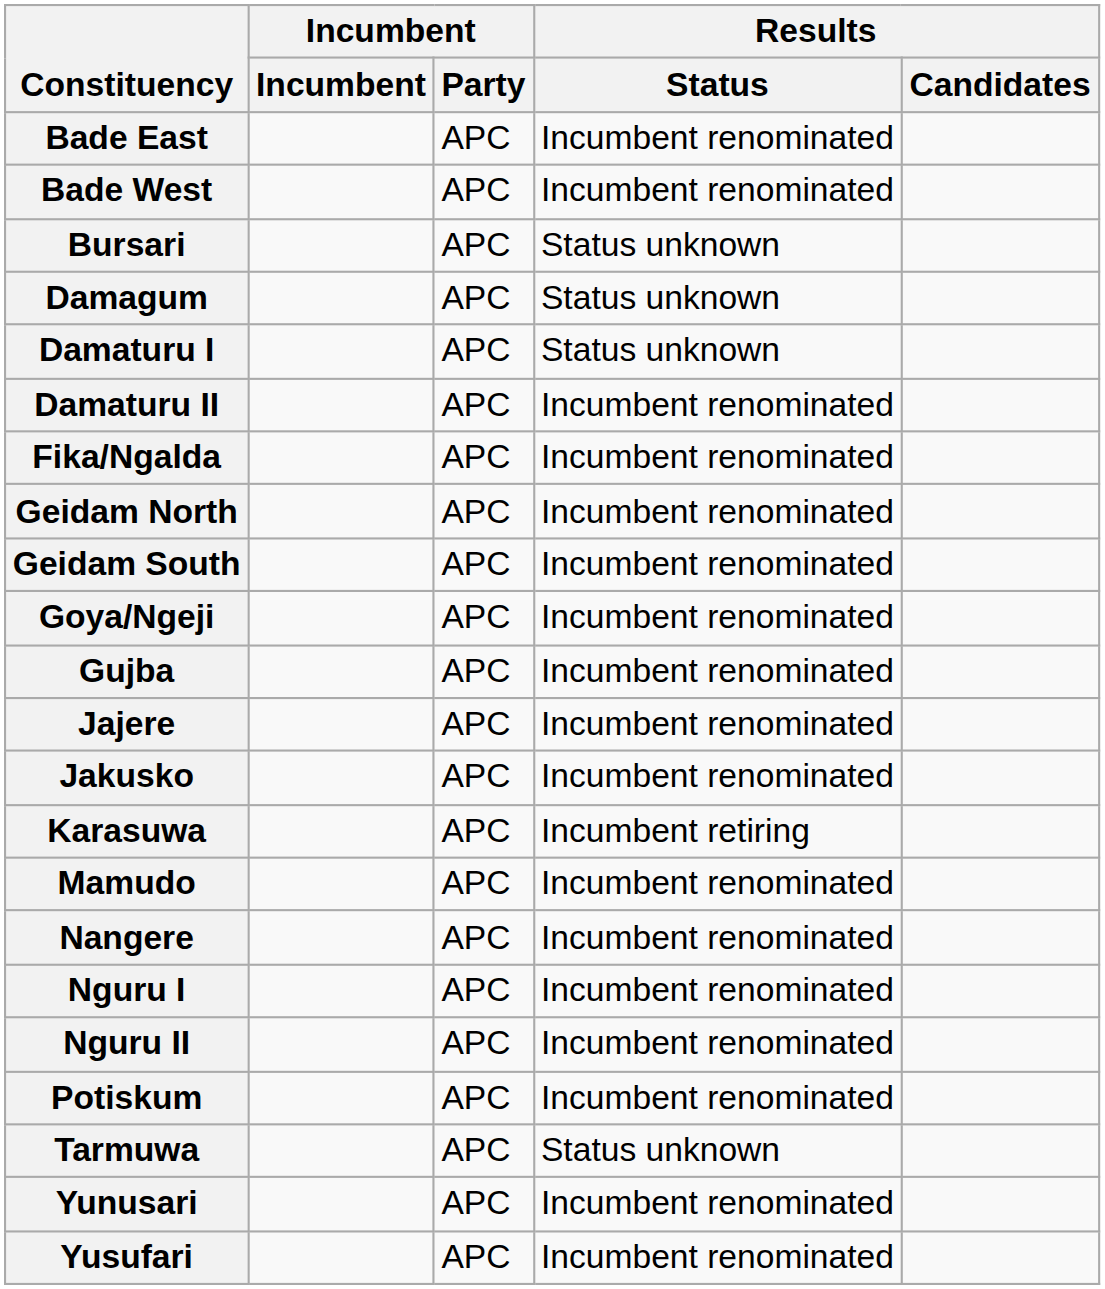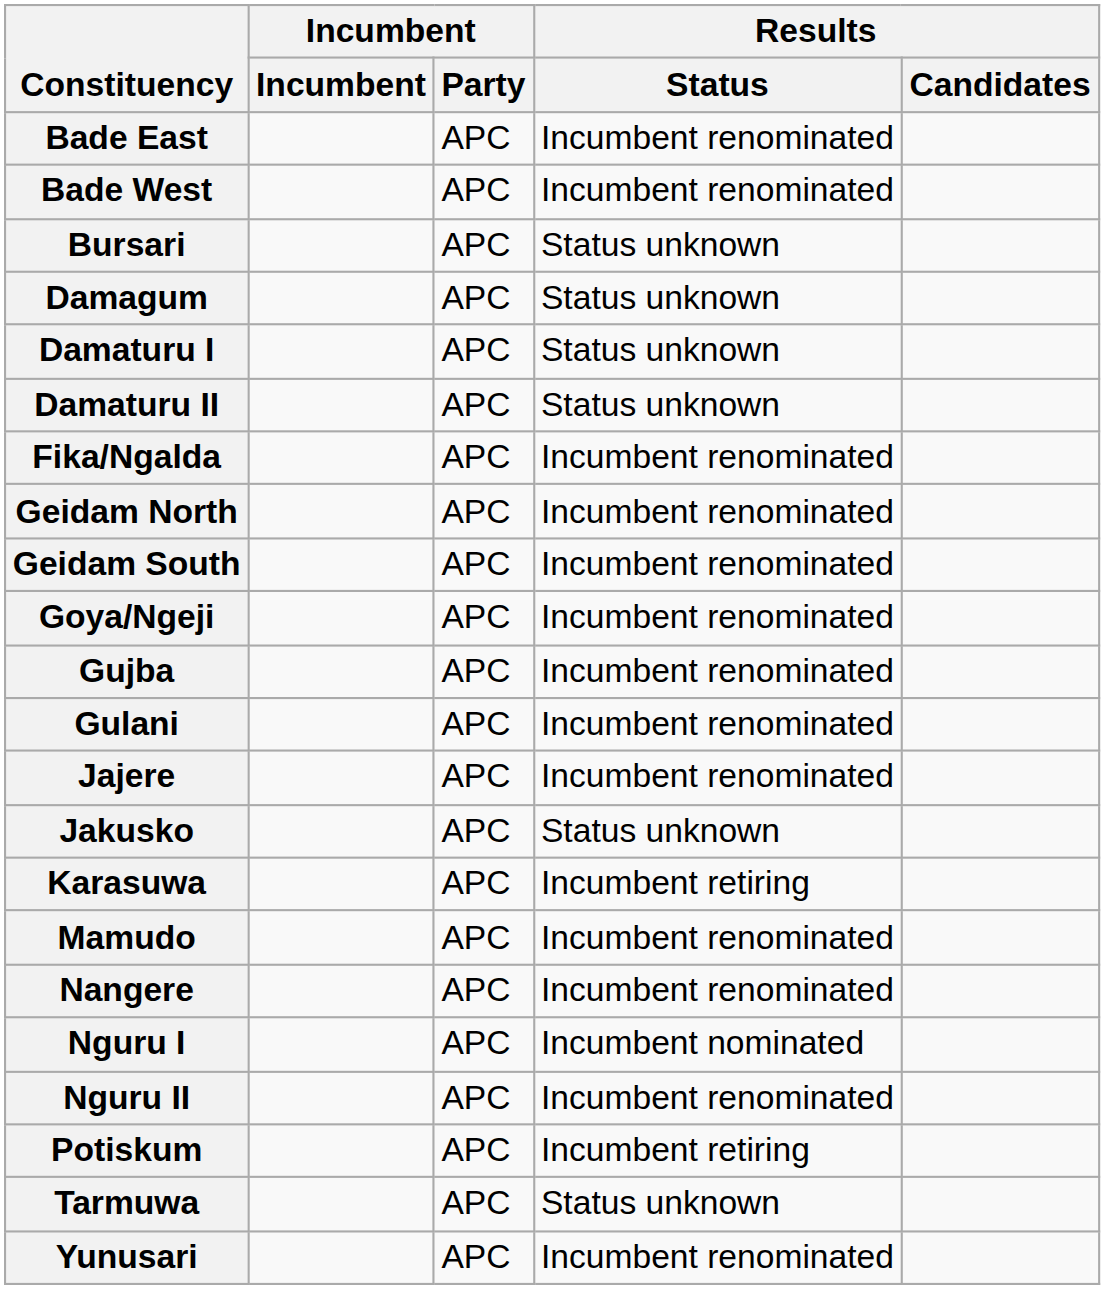(717, 404) Incumbent renominated -> (660, 404) Status unknown
+ row: (127, 723)
(717, 777) Incumbent renominated -> (660, 830) Status unknown
(717, 990) Incumbent renominated -> (703, 1043) Incumbent nominated
(717, 1096) Incumbent renominated -> (675, 1150) Incumbent retiring
- row: (127, 1256)
